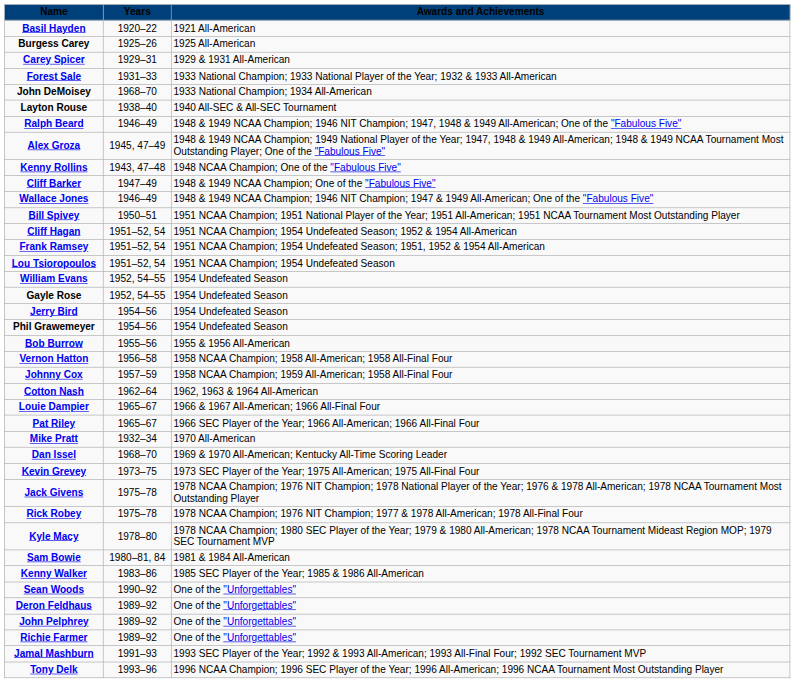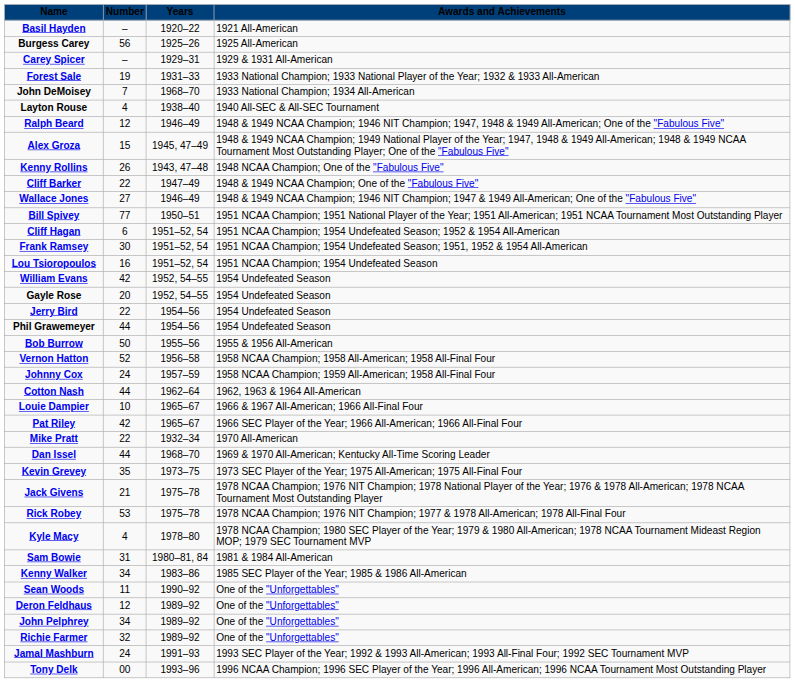+ column: (125, 12)
